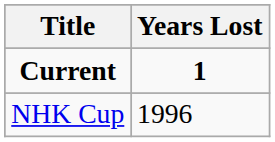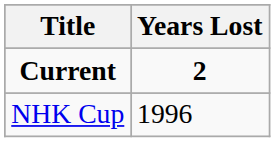(200, 70) 1 -> (200, 70) 2
